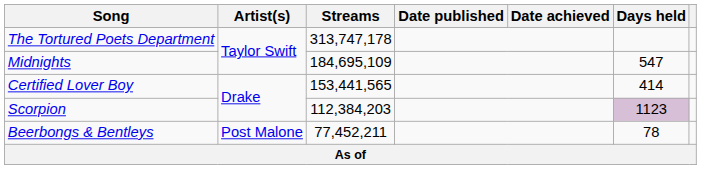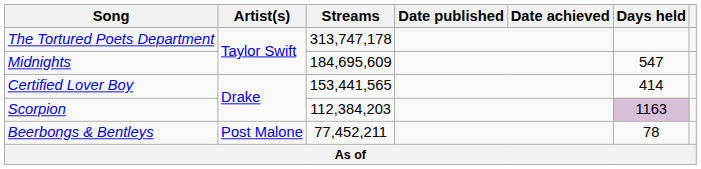(351, 62) 184,695,109 -> (351, 62) 184,695,609
(651, 109) 1123 -> (651, 109) 1163
